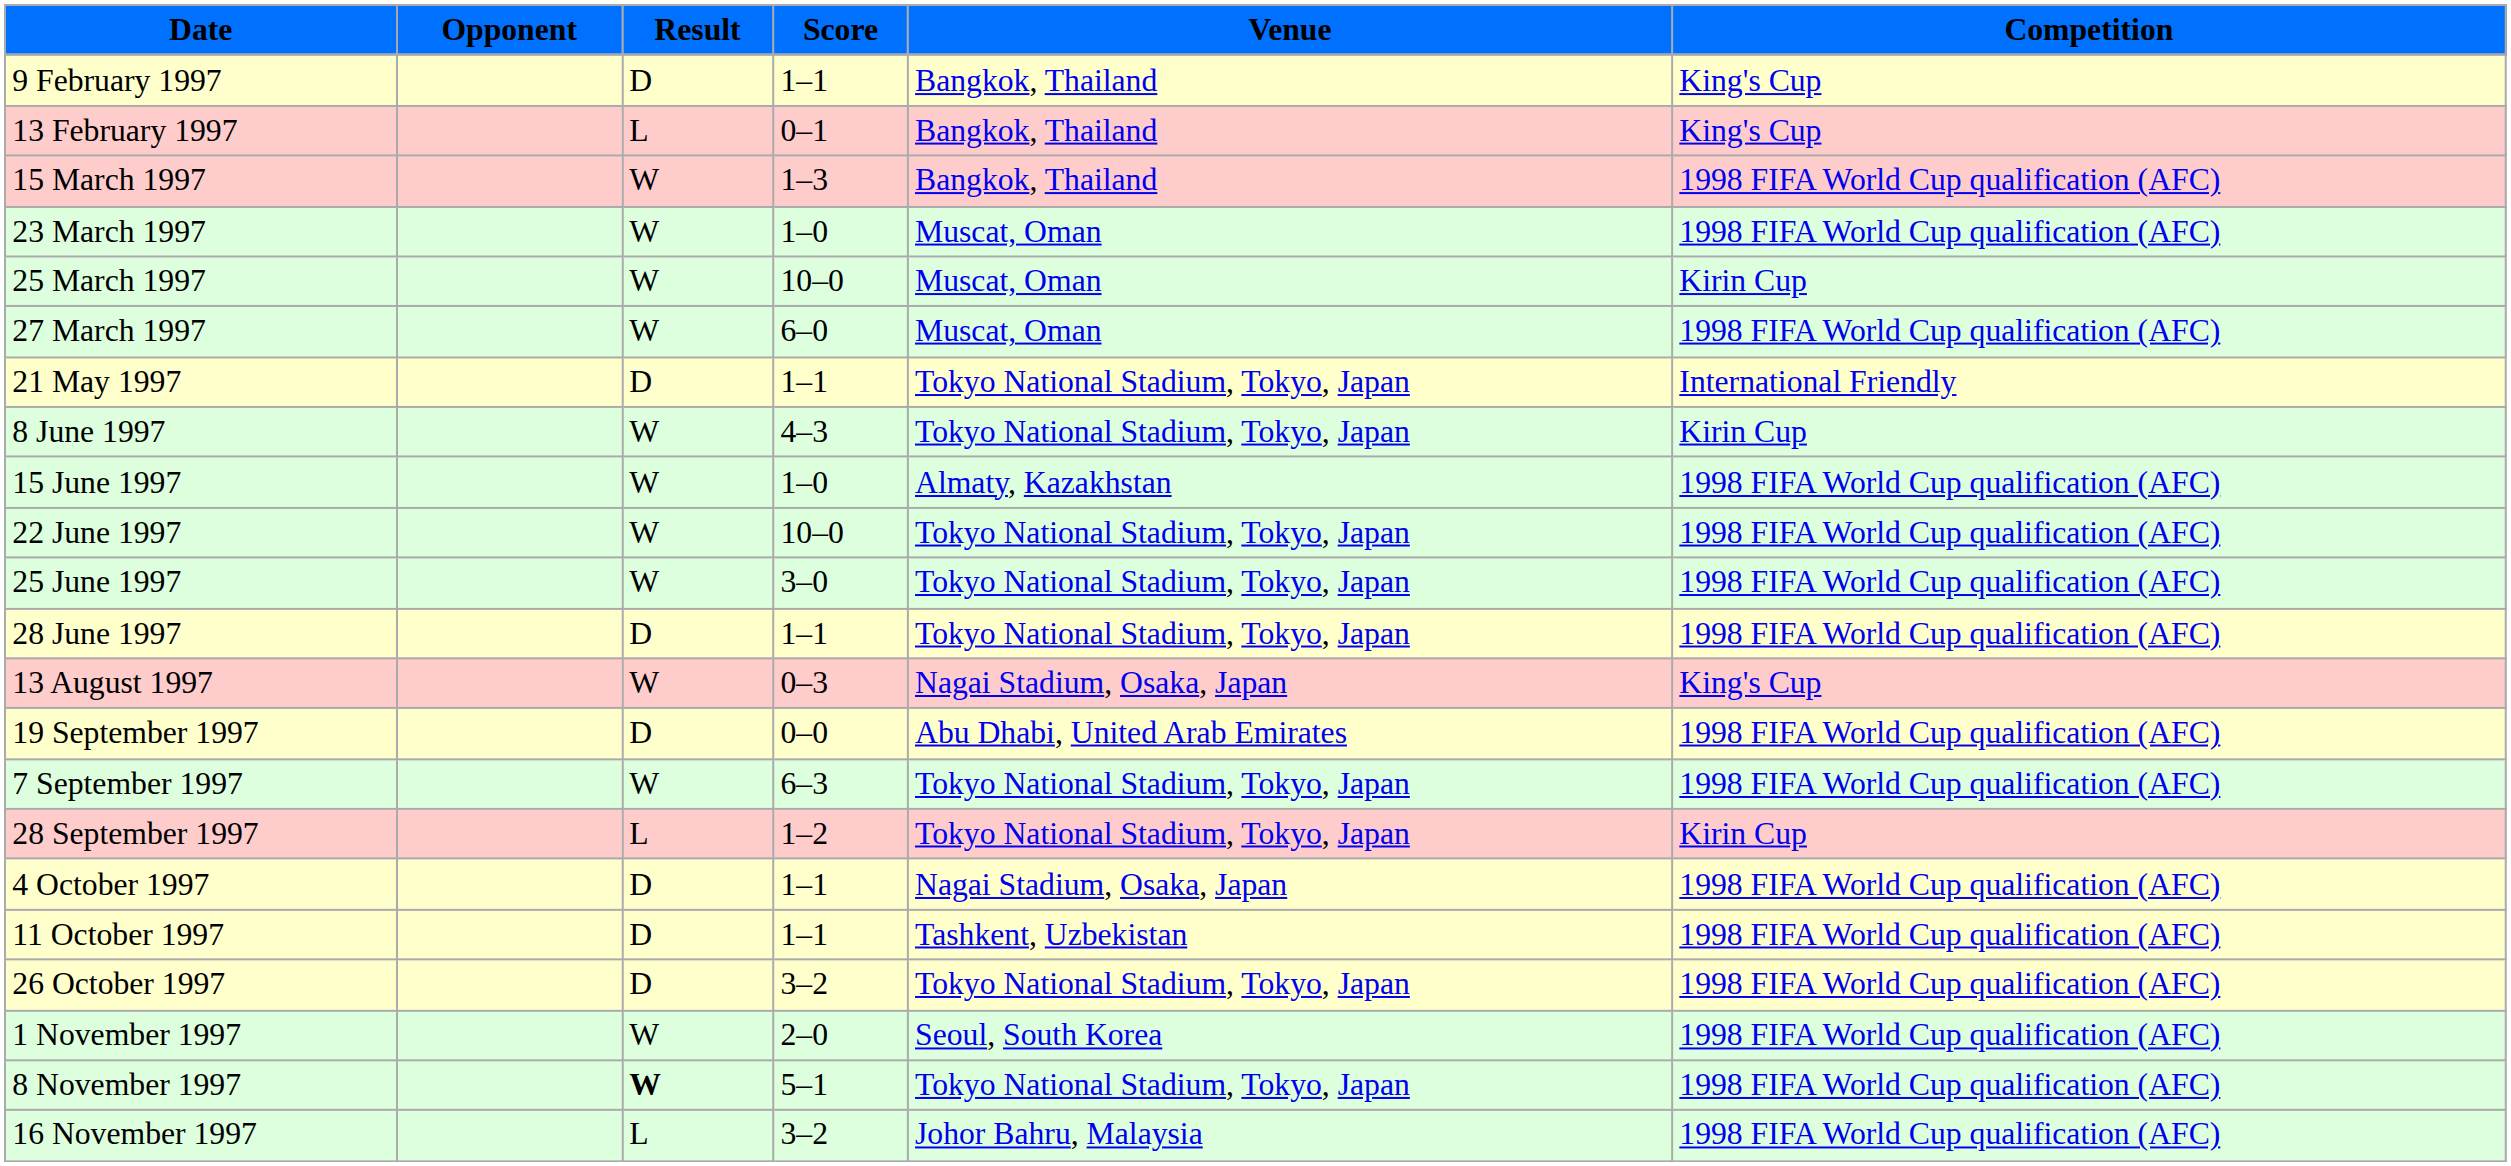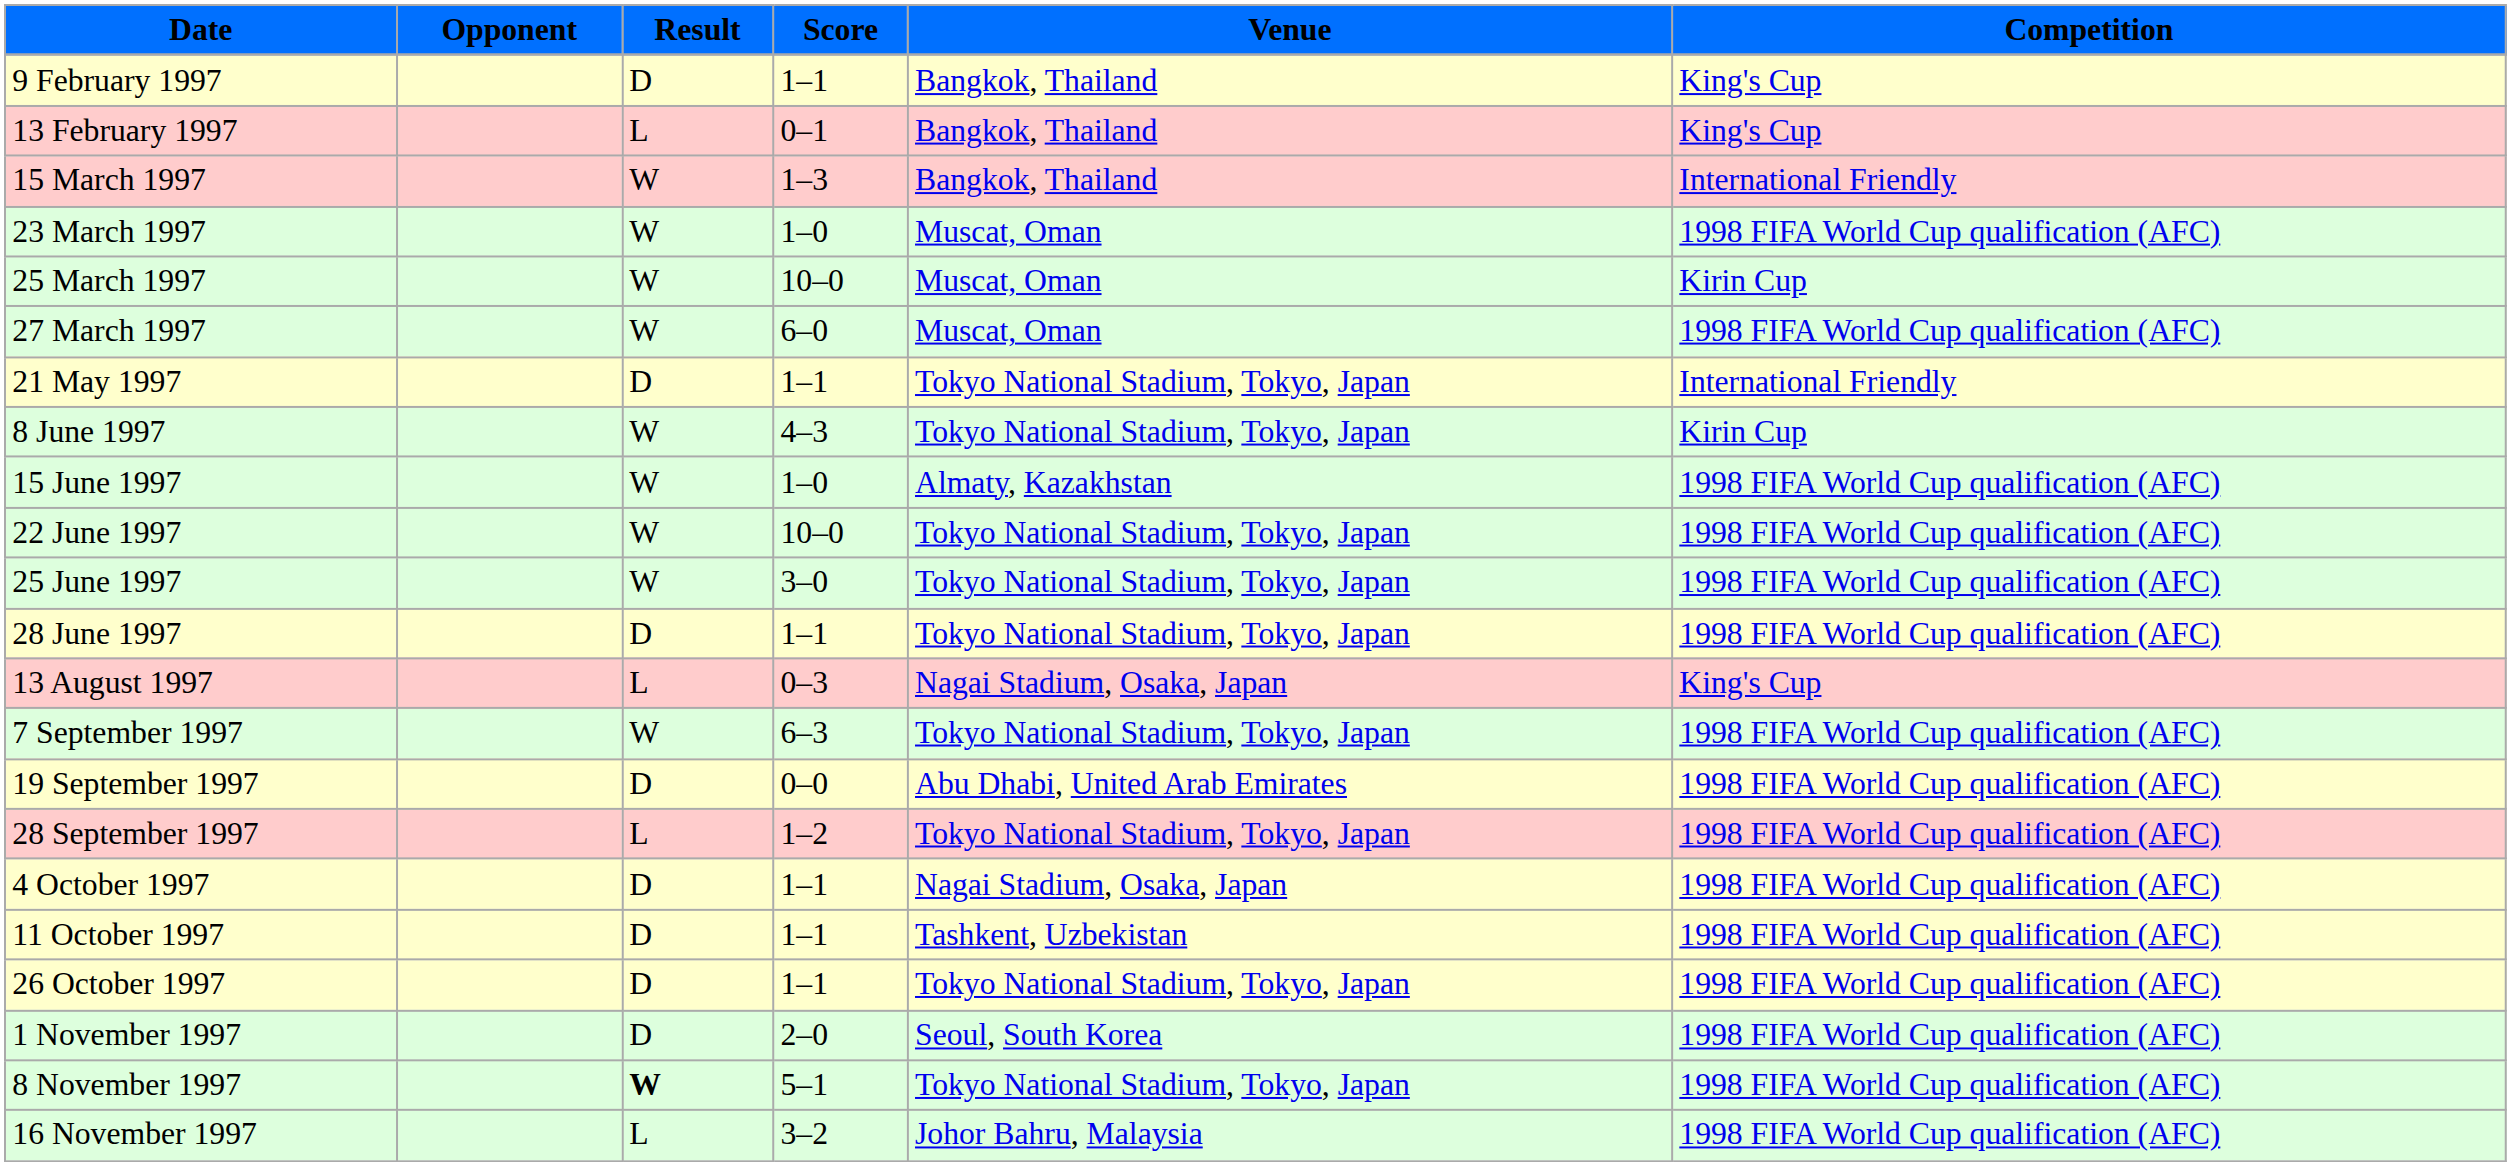(1950, 180) 1998 FIFA World Cup qualification (AFC) -> (1818, 180) International Friendly
(644, 682) W -> (639, 682) L
rows swapped: (128, 783) <-> (135, 733)
(1743, 833) Kirin Cup -> (1950, 833) 1998 FIFA World Cup qualification (AFC)
(804, 984) 3–2 -> (804, 984) 1–1
(644, 1034) W -> (641, 1034) D
